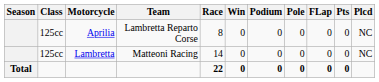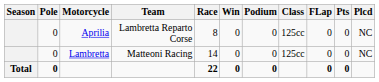columns swapped: (51, 12) <-> (296, 12)
